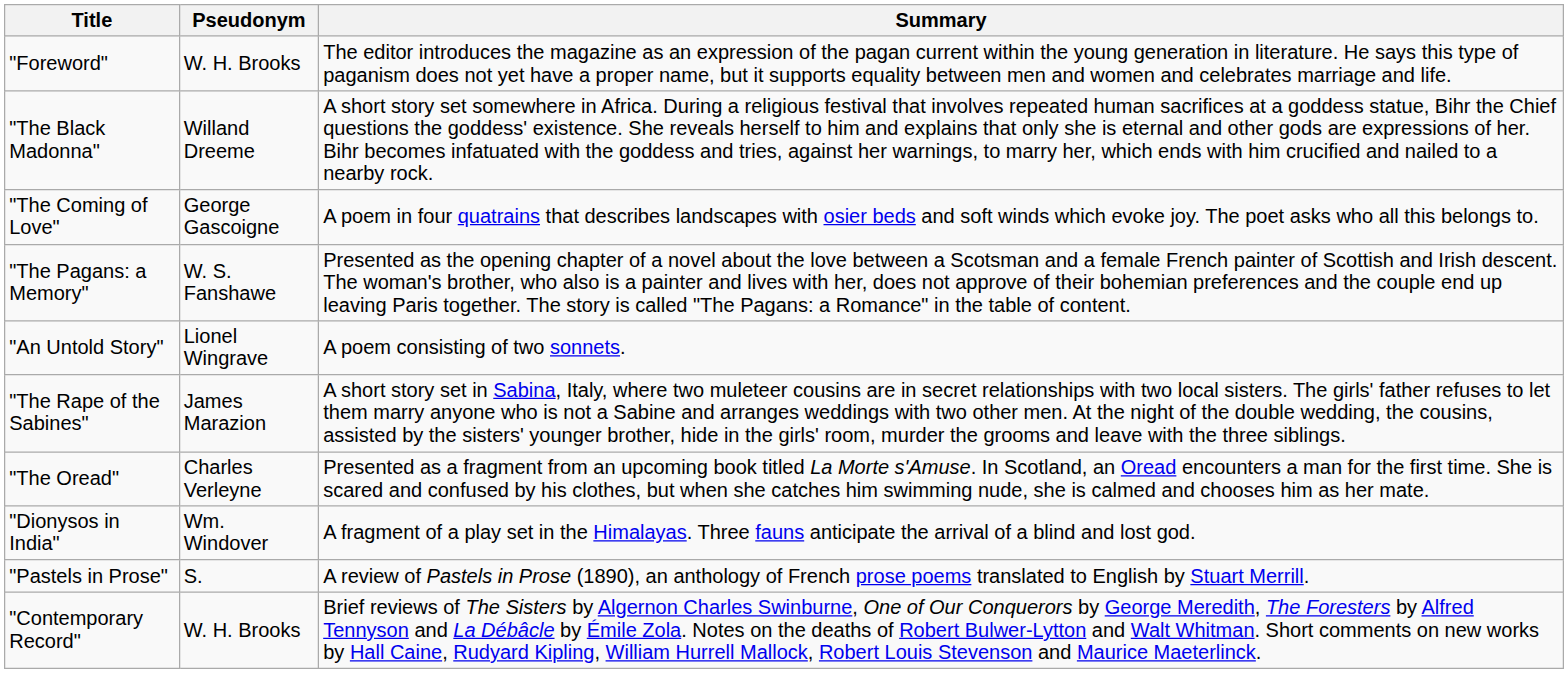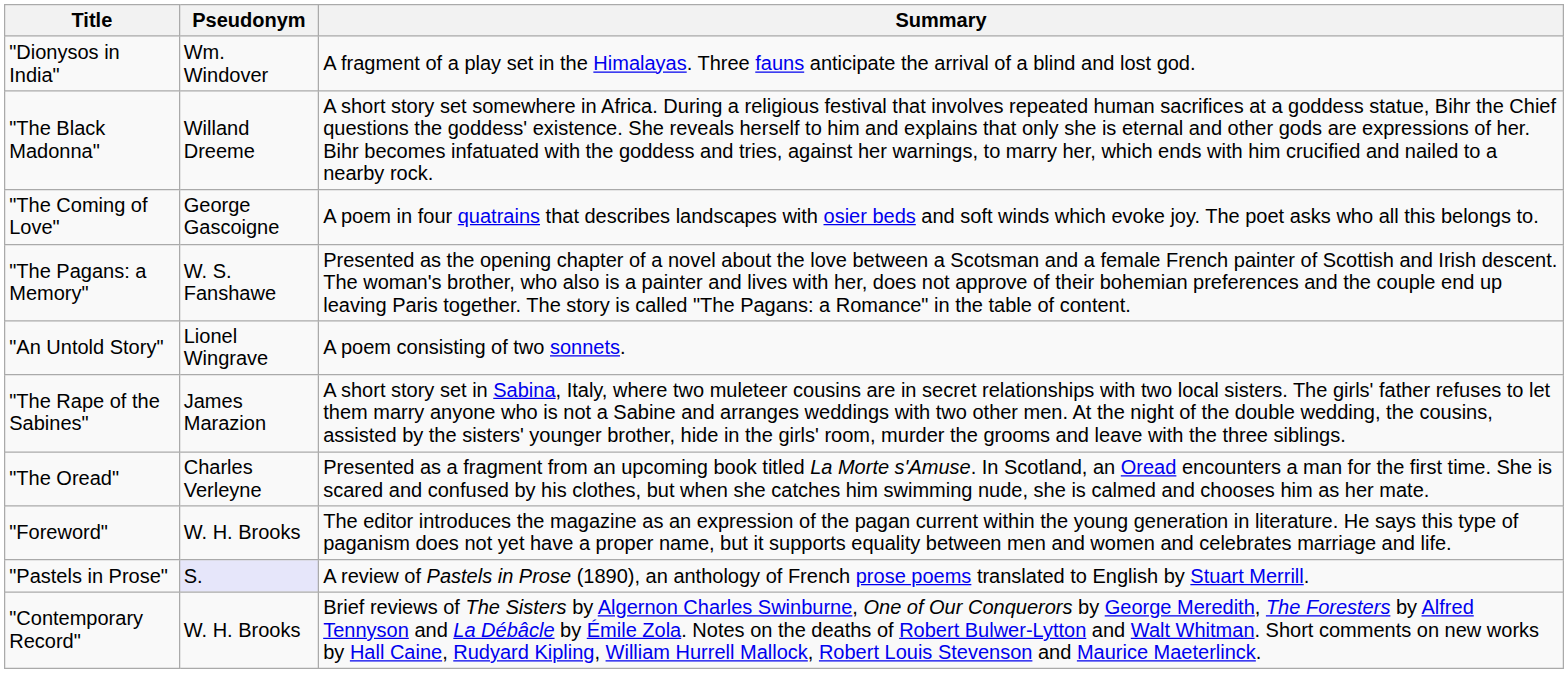rows swapped: (59, 63) <-> (64, 532)
(193, 575) no background -> (193, 575) lavender background
